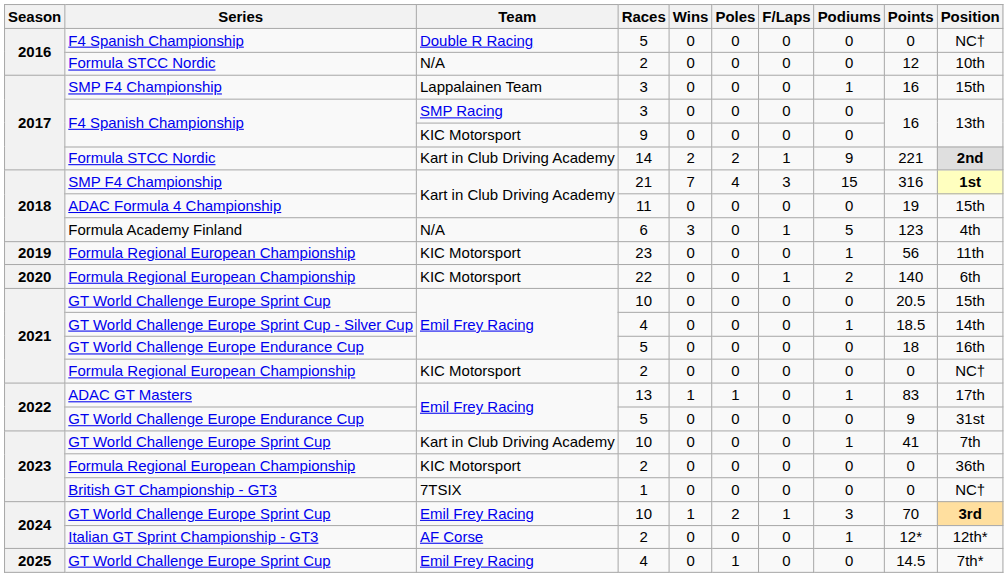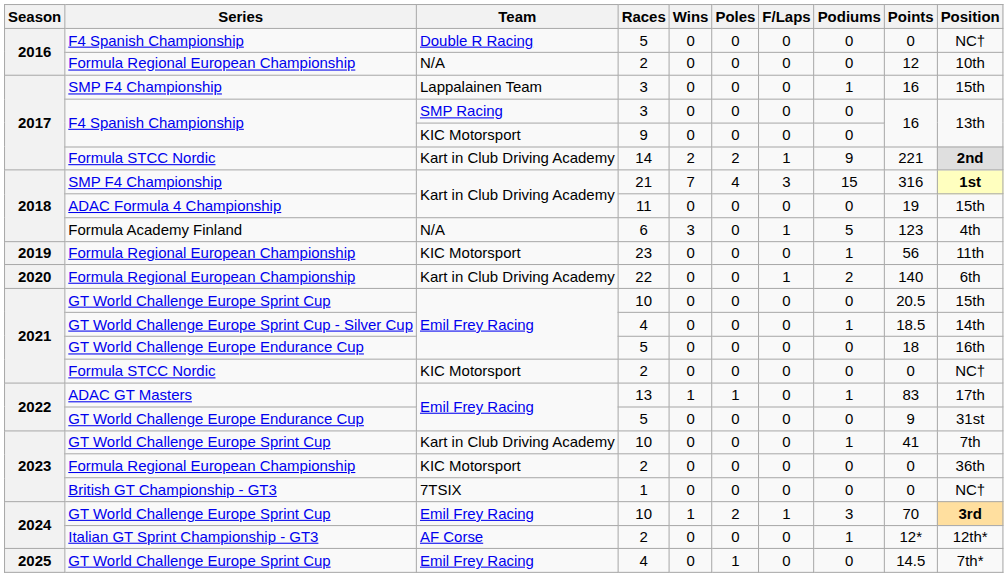(142, 64) Formula STCC Nordic -> (212, 64) Formula Regional European Championship
(470, 277) KIC Motorsport -> (517, 277) Kart in Club Driving Academy
(212, 372) Formula Regional European Championship -> (142, 372) Formula STCC Nordic
